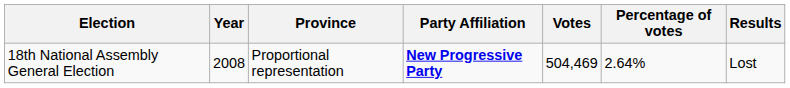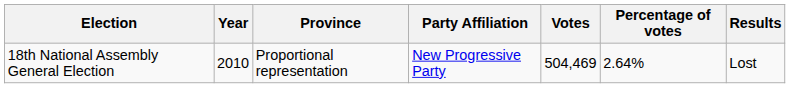(229, 63) 2008 -> (233, 63) 2010
(464, 63) bold -> (467, 63) normal
